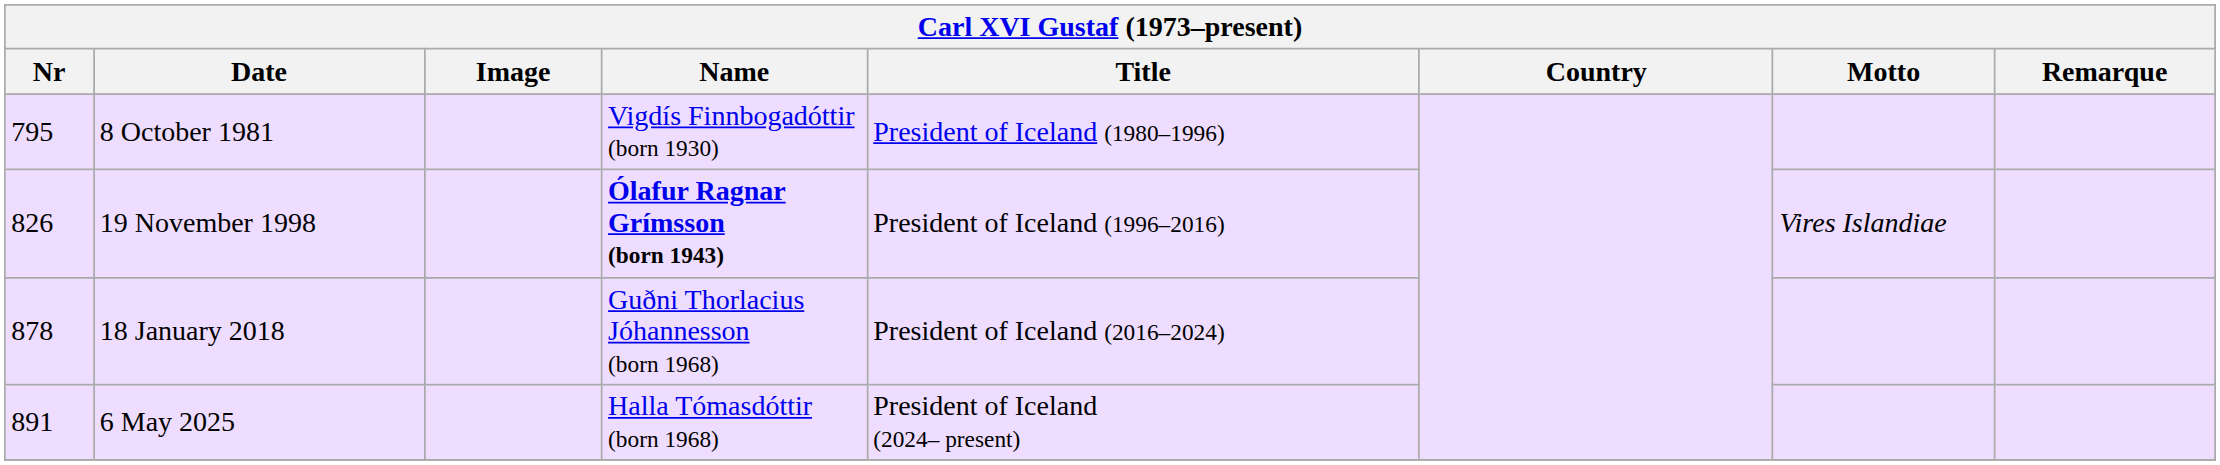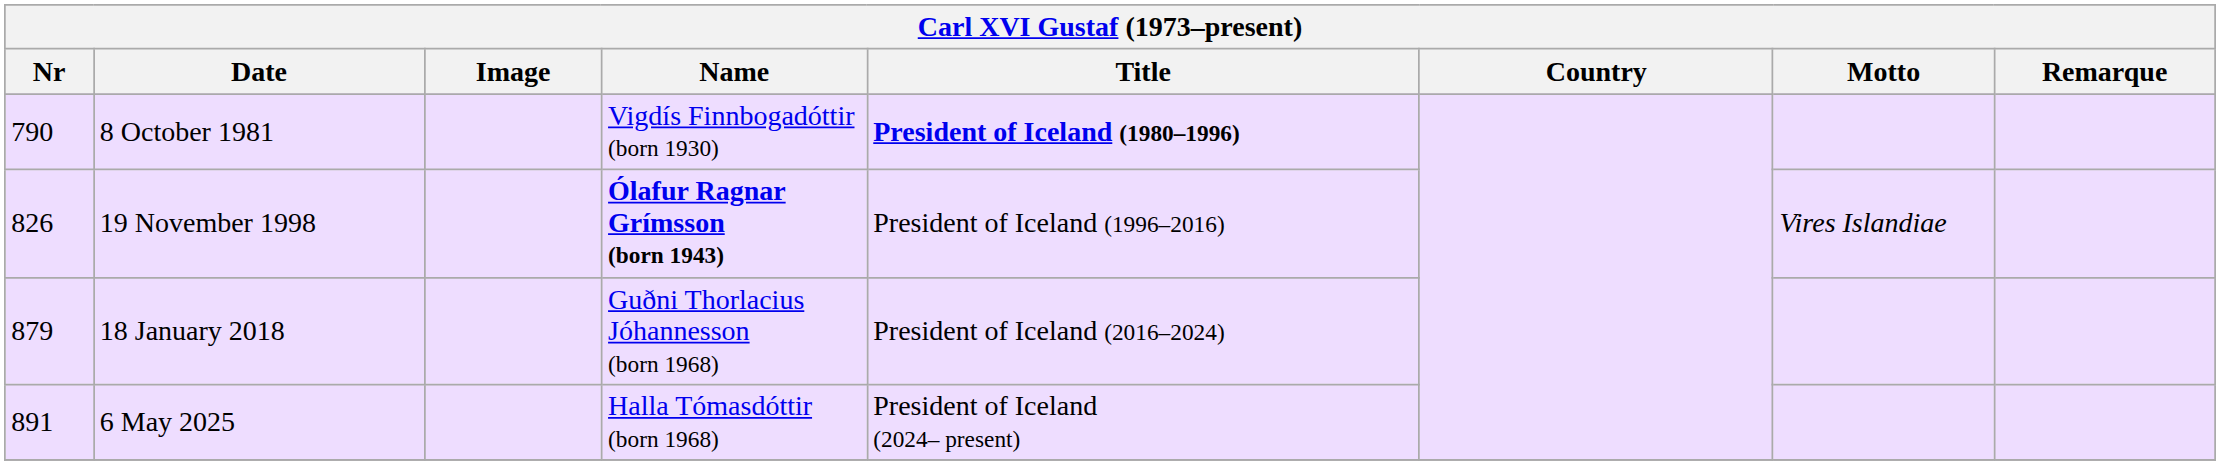(32, 131) 795 -> (32, 131) 790
(1049, 131) normal -> (1057, 131) bold
(32, 330) 878 -> (32, 330) 879
